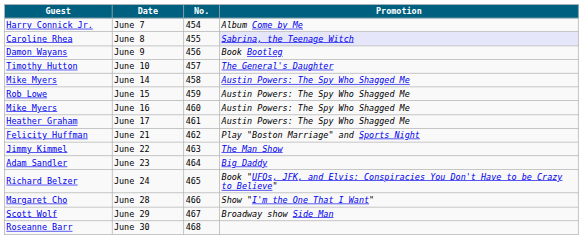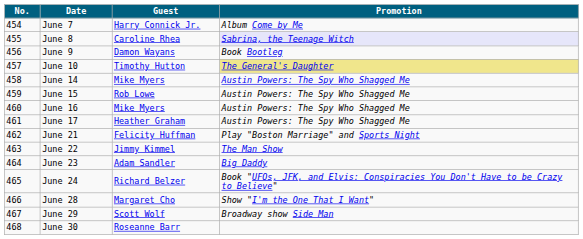columns swapped: (202, 11) <-> (58, 11)
(278, 66) no background -> (278, 66) khaki background
